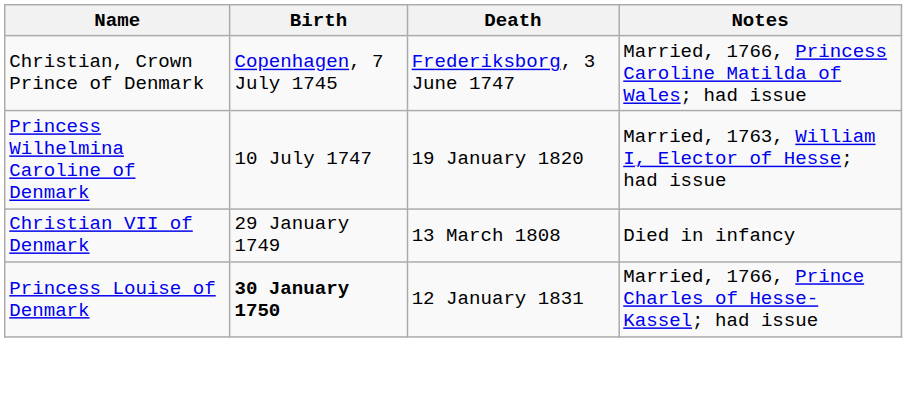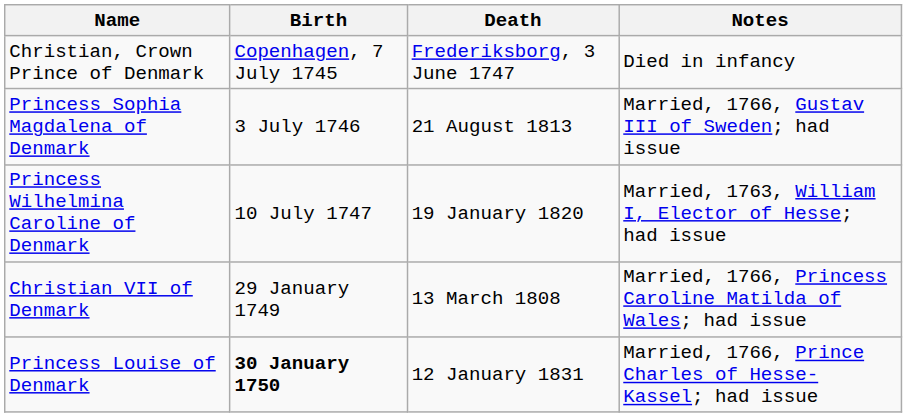(755, 74) Married, 1766, Princess Caroline Matilda of Wales; had issue -> (709, 62) Died in infancy
+ row: (95, 127)
(709, 235) Died in infancy -> (755, 299) Married, 1766, Princess Caroline Matilda of Wales; had issue
